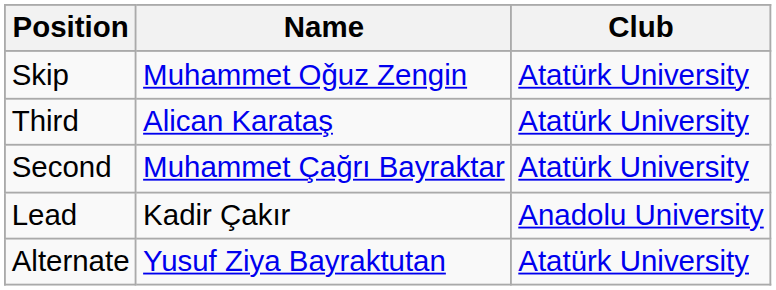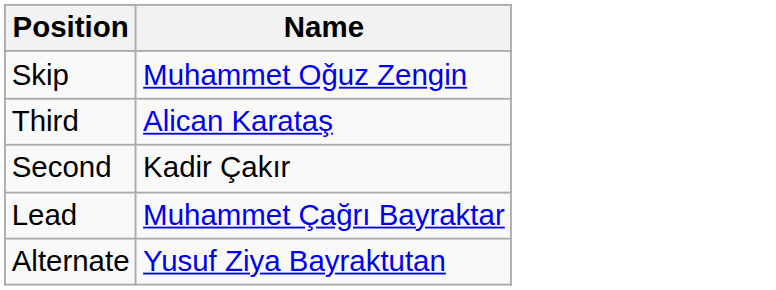- column: (641, 27)
(324, 167) Muhammet Çağrı Bayraktar -> (217, 167) Kadir Çakır
(217, 214) Kadir Çakır -> (324, 214) Muhammet Çağrı Bayraktar
